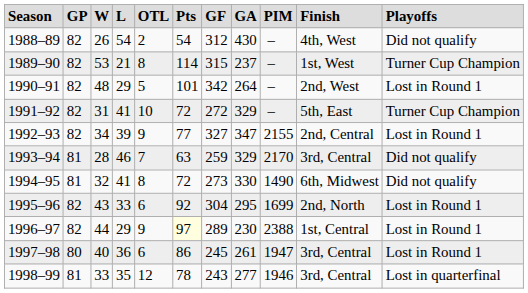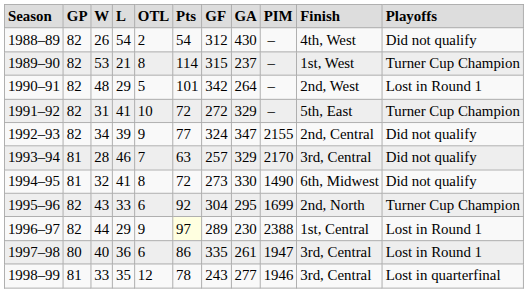(216, 134) 327 -> (216, 134) 324
(434, 134) Lost in Round 1 -> (431, 134) Did not qualify
(216, 157) 259 -> (216, 157) 257
(434, 205) Lost in Round 1 -> (453, 205) Turner Cup Champion
(216, 252) 245 -> (216, 252) 335
